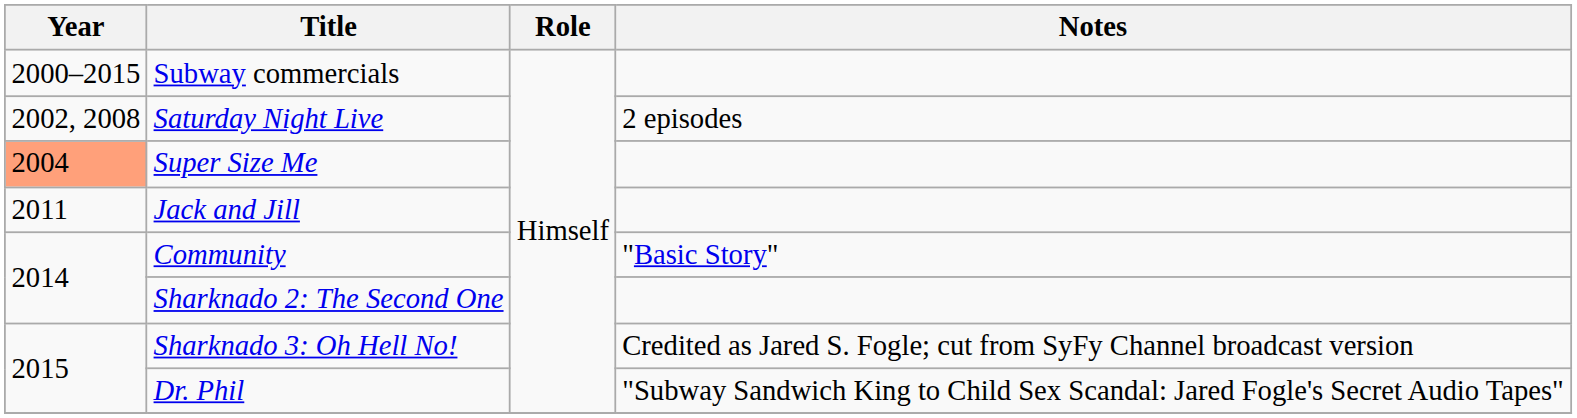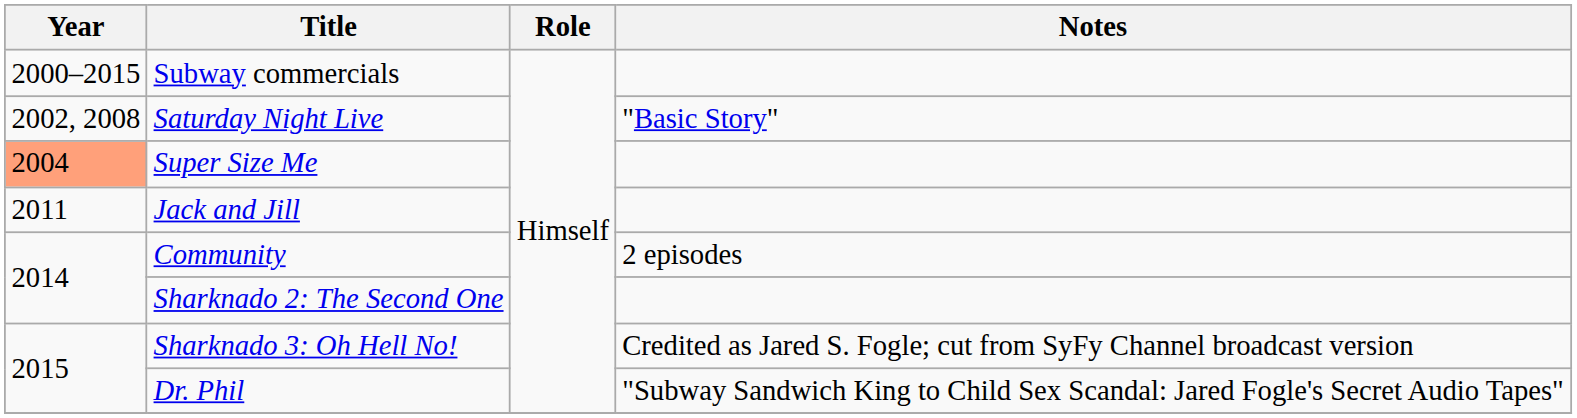(682, 118) 2 episodes -> (700, 118) "Basic Story"
(700, 254) "Basic Story" -> (682, 254) 2 episodes
